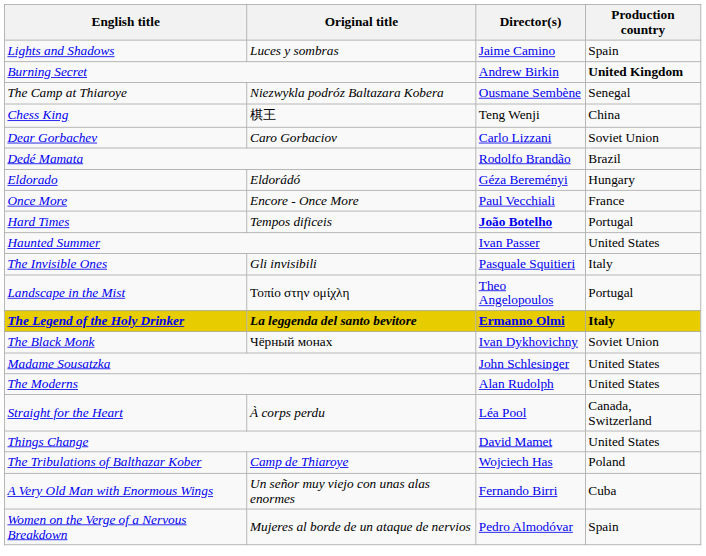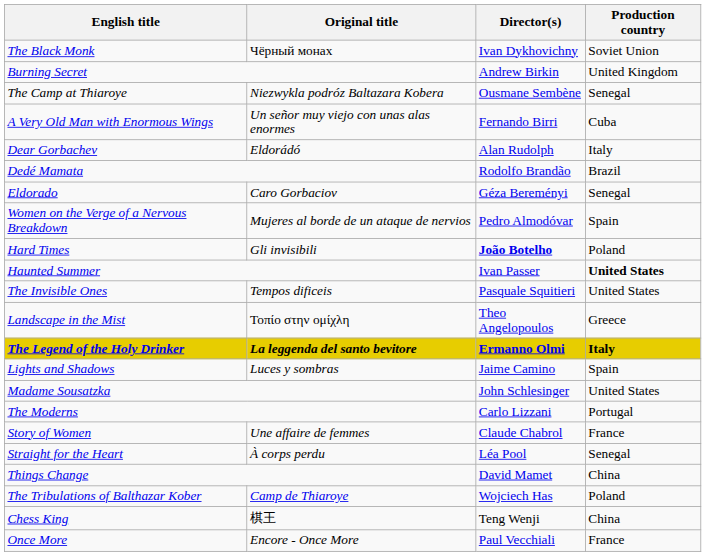rows swapped: (51, 342) <-> (61, 51)
(636, 72) bold -> (633, 72) normal
rows swapped: (38, 115) <-> (110, 491)
(294, 137) Caro Gorbaciov -> (275, 150) Eldorádó
(515, 137) Carlo Lizzani -> (516, 150) Alan Rudolph
(624, 137) Soviet Union -> (600, 150) Italy
(275, 179) Eldorádó -> (294, 192) Caro Gorbaciov
(612, 179) Hungary -> (609, 192) Senegal
rows swapped: (37, 200) <-> (97, 527)
(291, 222) Tempos dificeis -> (283, 249) Gli invisibili
(611, 222) Portugal -> (607, 249) Poland
(624, 243) normal -> (626, 270) bold
(283, 264) Gli invisibili -> (291, 291) Tempos dificeis
(600, 264) Italy -> (624, 291) United States
(611, 292) Portugal -> (607, 320) Greece
(516, 384) Alan Rudolph -> (515, 411) Carlo Lizzani
(624, 384) United States -> (611, 411) Portugal
+ row: (49, 432)
(620, 412) Canada, Switzerland -> (609, 453) Senegal
(624, 441) United States -> (604, 474) China
